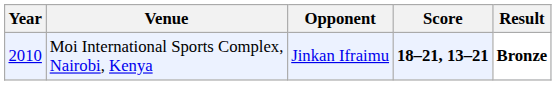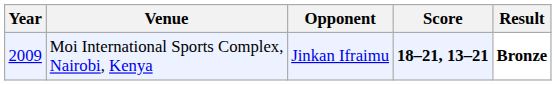(25, 56) 2010 -> (25, 56) 2009
